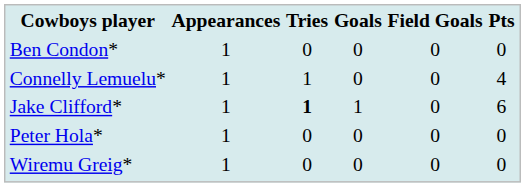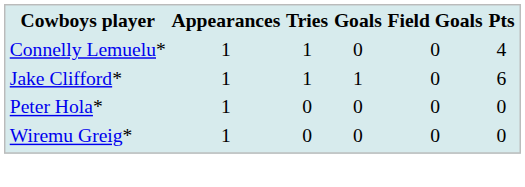- row: (64, 49)
(307, 107) bold -> (307, 78) normal
